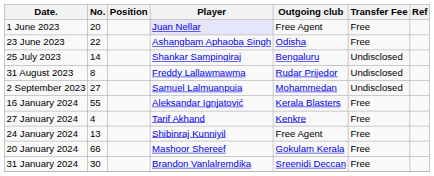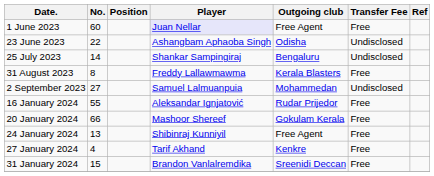(95, 27) 20 -> (95, 27) 60
(360, 42) Free -> (377, 42) Undisclosed
(307, 73) Rudar Prijedor -> (308, 73) Kerala Blasters
(377, 73) Undisclosed -> (360, 73) Free
(308, 103) Kerala Blasters -> (307, 103) Rudar Prijedor
rows swapped: (42, 149) <-> (42, 118)
(95, 164) 30 -> (95, 164) 15
